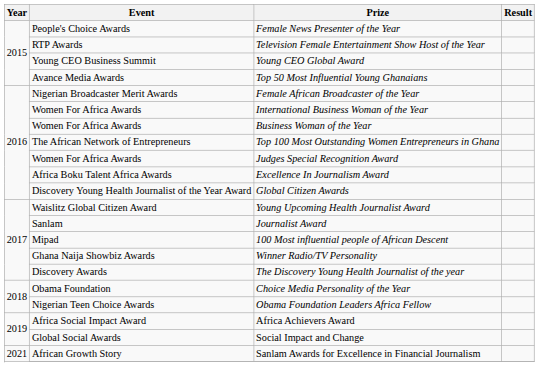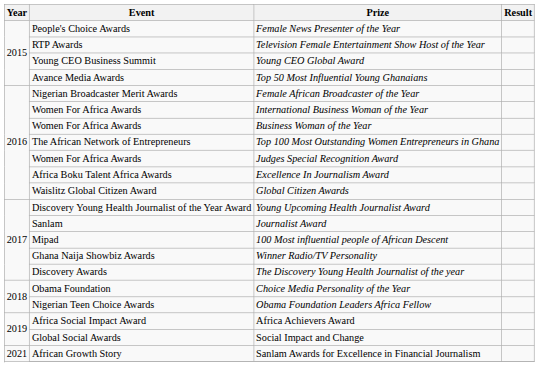(142, 191) Discovery Young Health Journalist of the Year Award -> (94, 191) Waislitz Global Citizen Award
(94, 207) Waislitz Global Citizen Award -> (142, 207) Discovery Young Health Journalist of the Year Award
